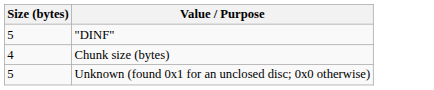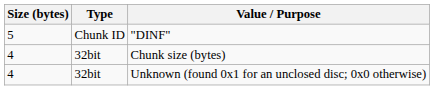+ column: (100, 14)
(10, 74) 5 -> (10, 74) 4
